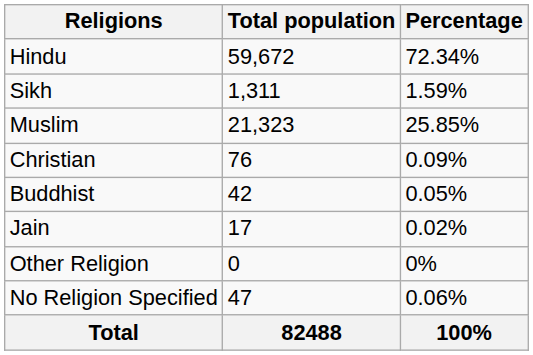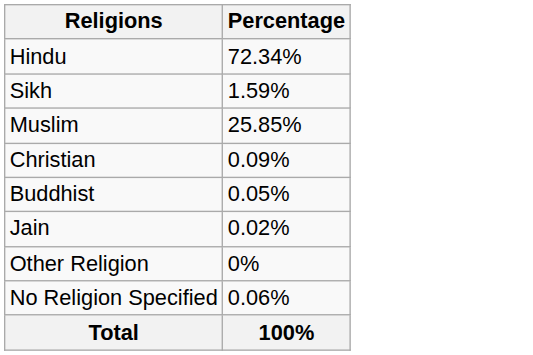- column: (312, 21)
